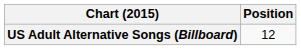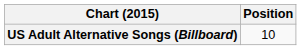(268, 34) 12 -> (268, 34) 10
